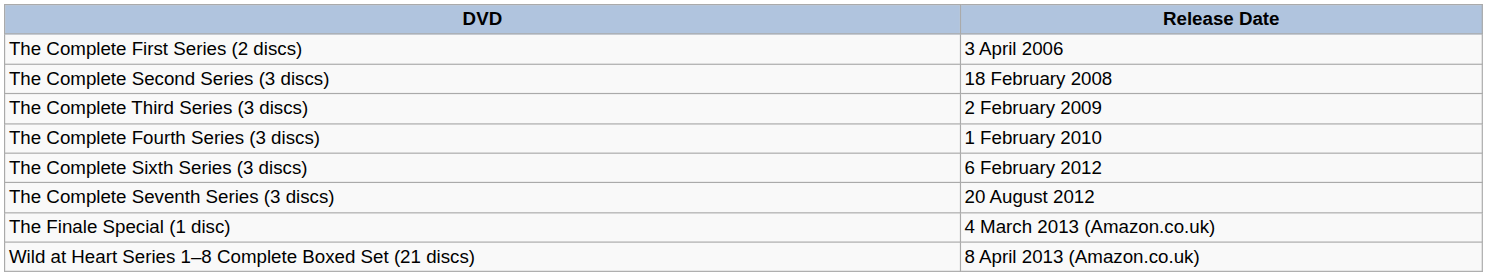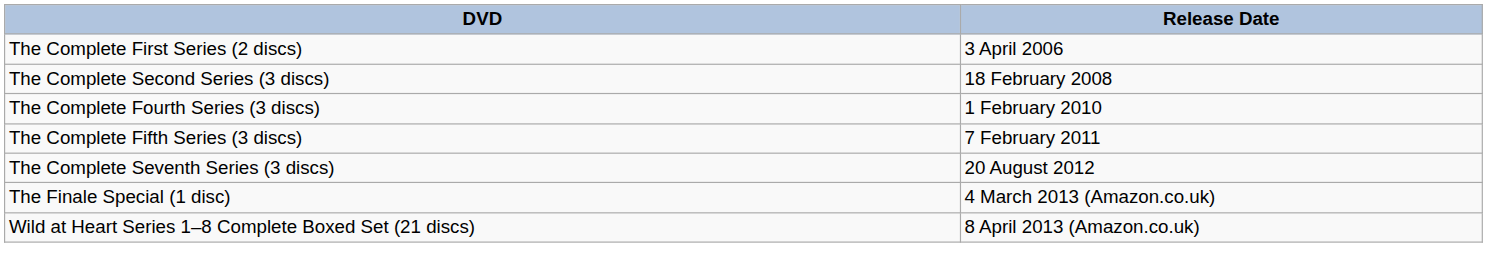- row: (159, 108)
+ row: (156, 138)
- row: (158, 167)
